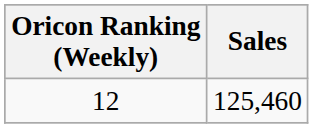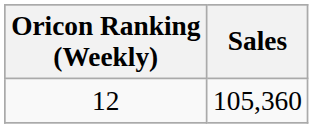(258, 100) 125,460 -> (258, 100) 105,360
